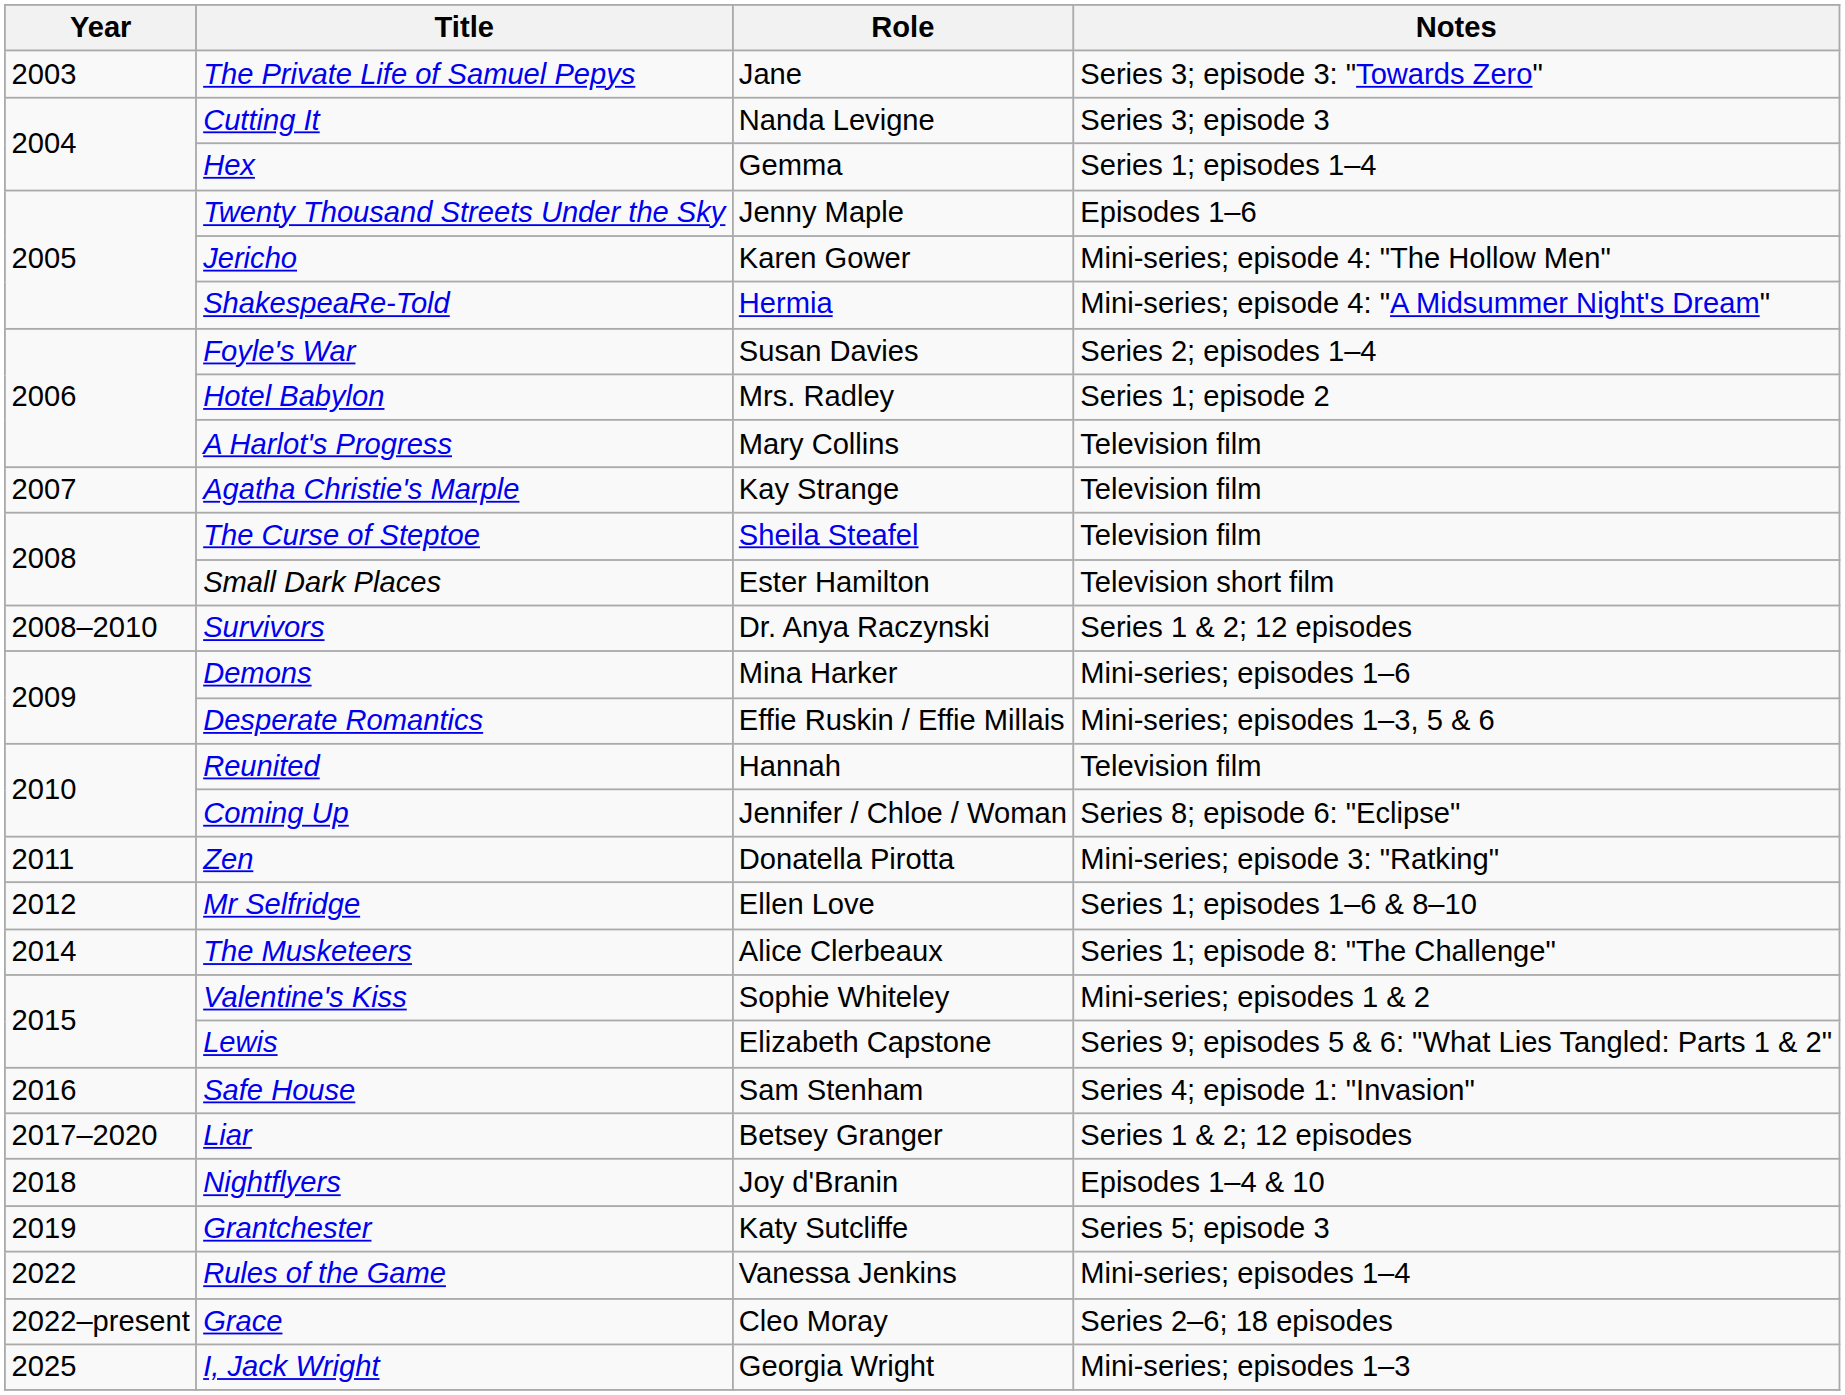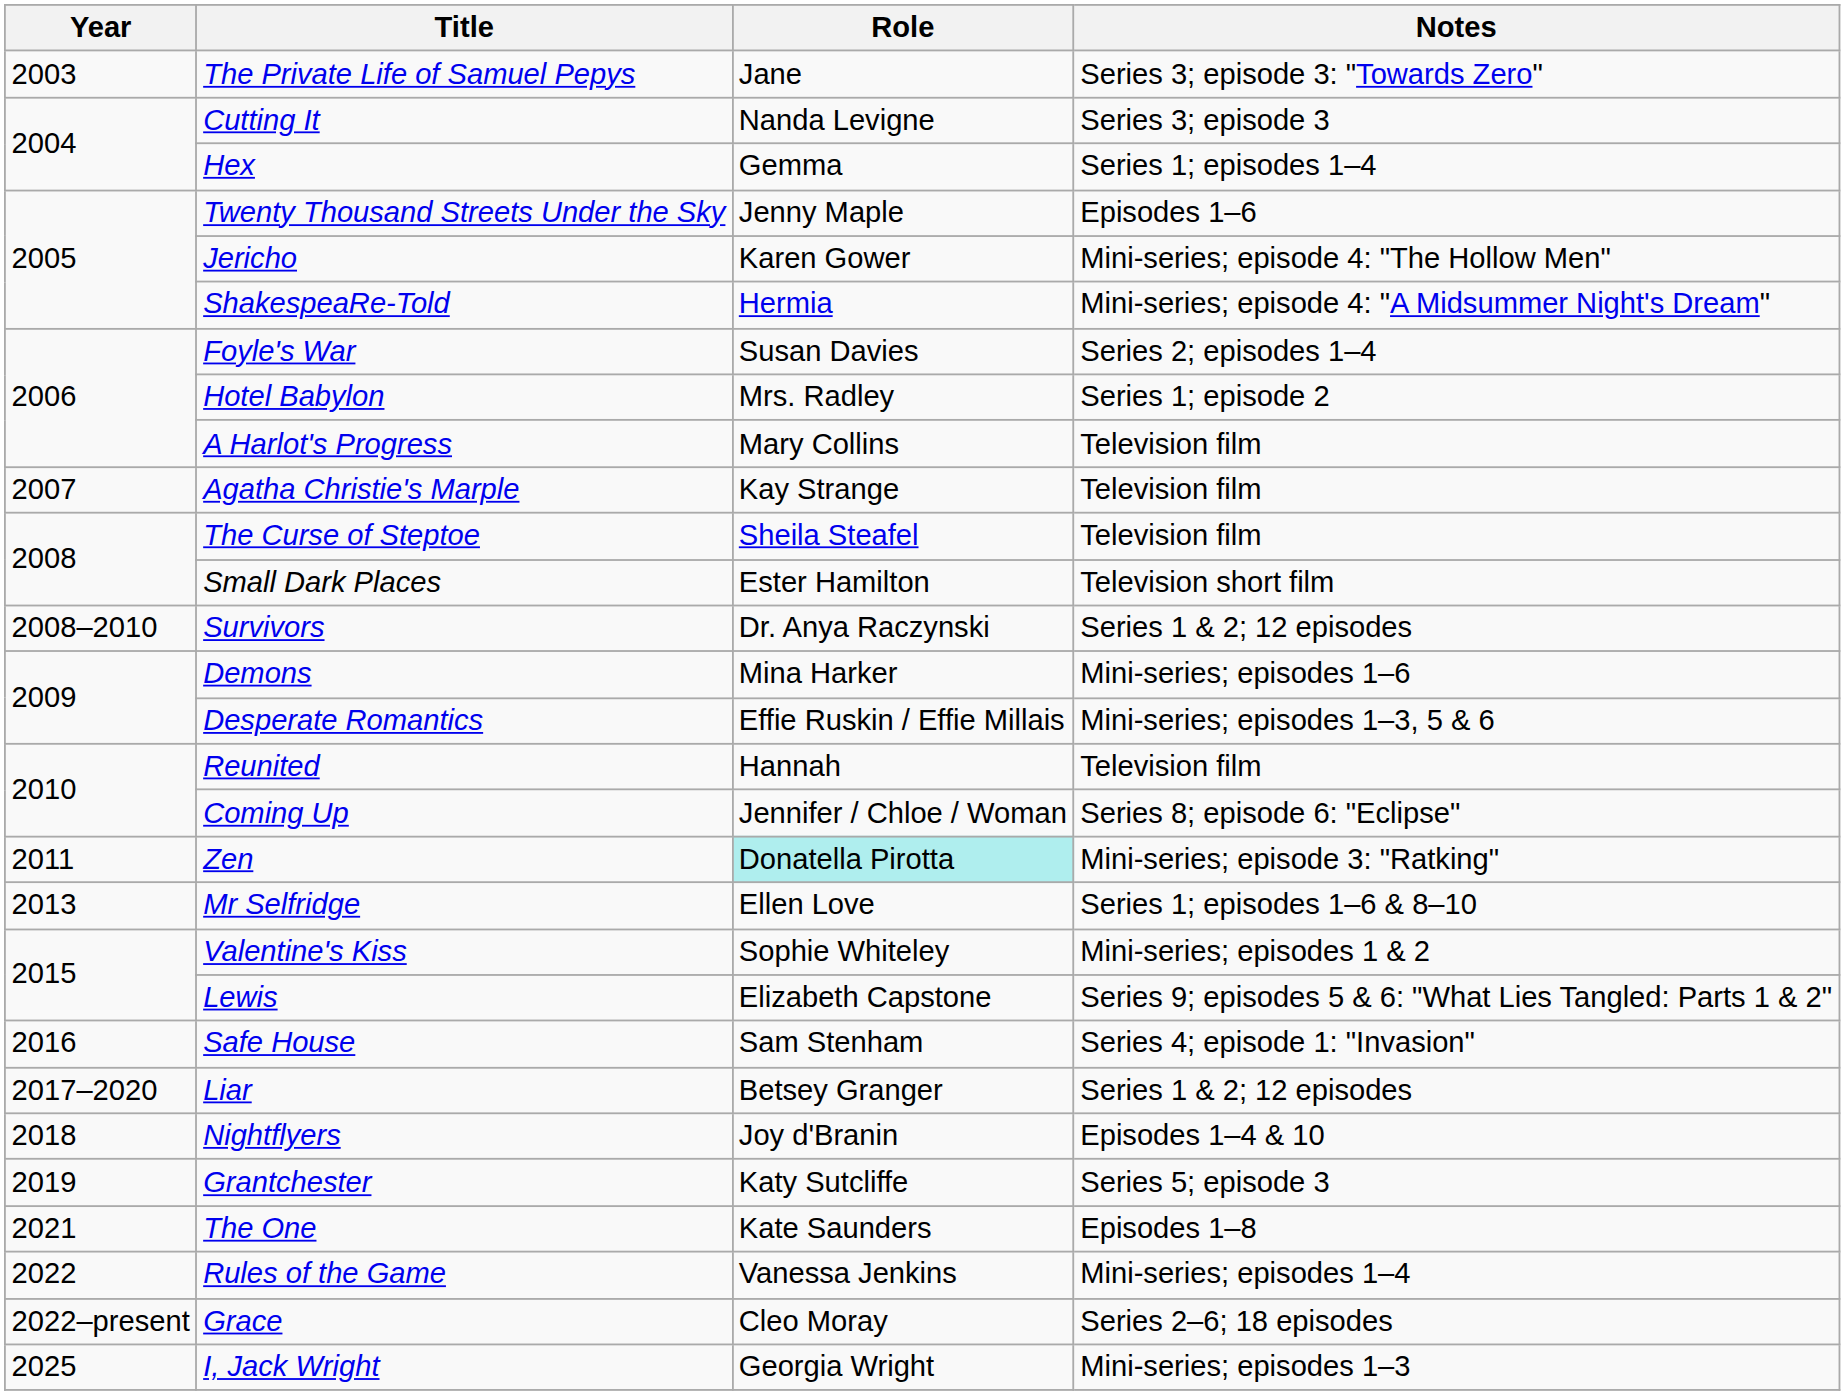(846, 858) no background -> (846, 858) paleturquoise background
(44, 905) 2012 -> (44, 905) 2013
- row: (308, 951)
+ row: (260, 1228)
